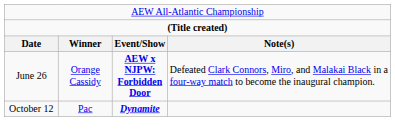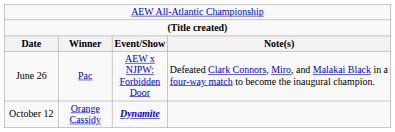(85, 76) Orange Cassidy -> (85, 76) Pac
(140, 76) bold -> (140, 76) normal
(85, 108) Pac -> (85, 114) Orange Cassidy
